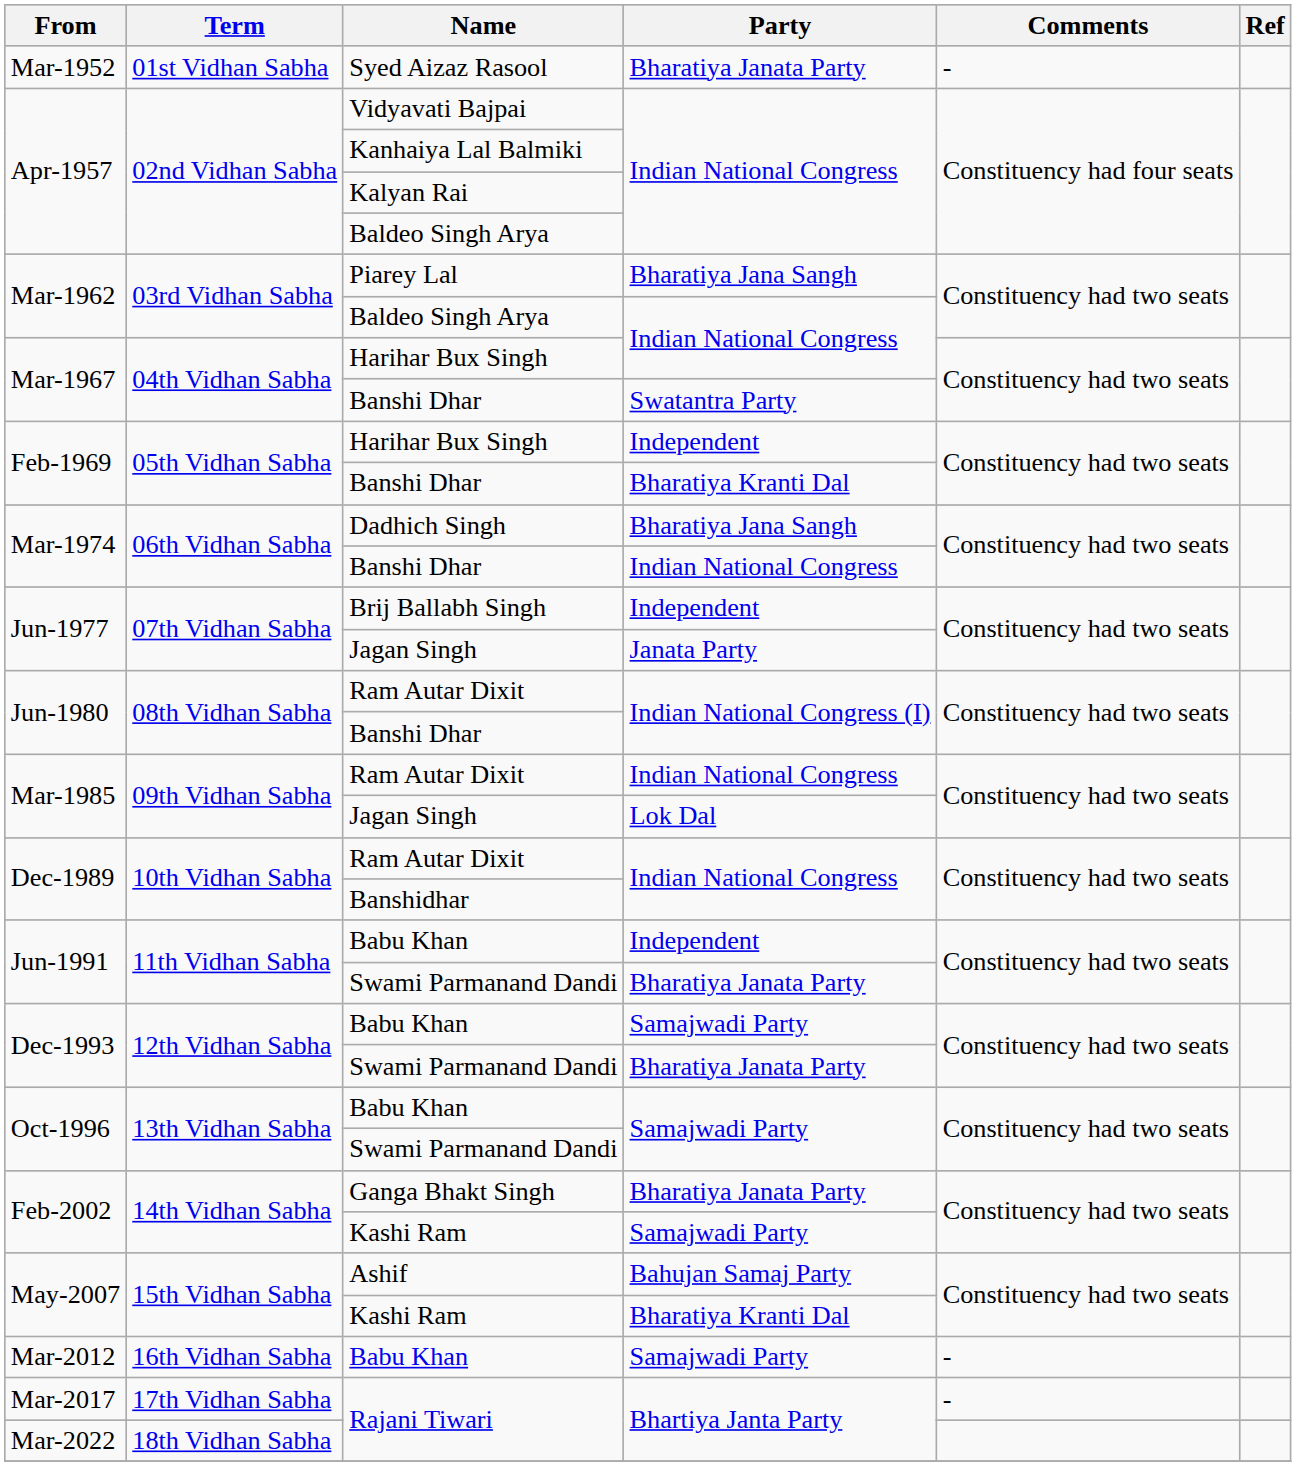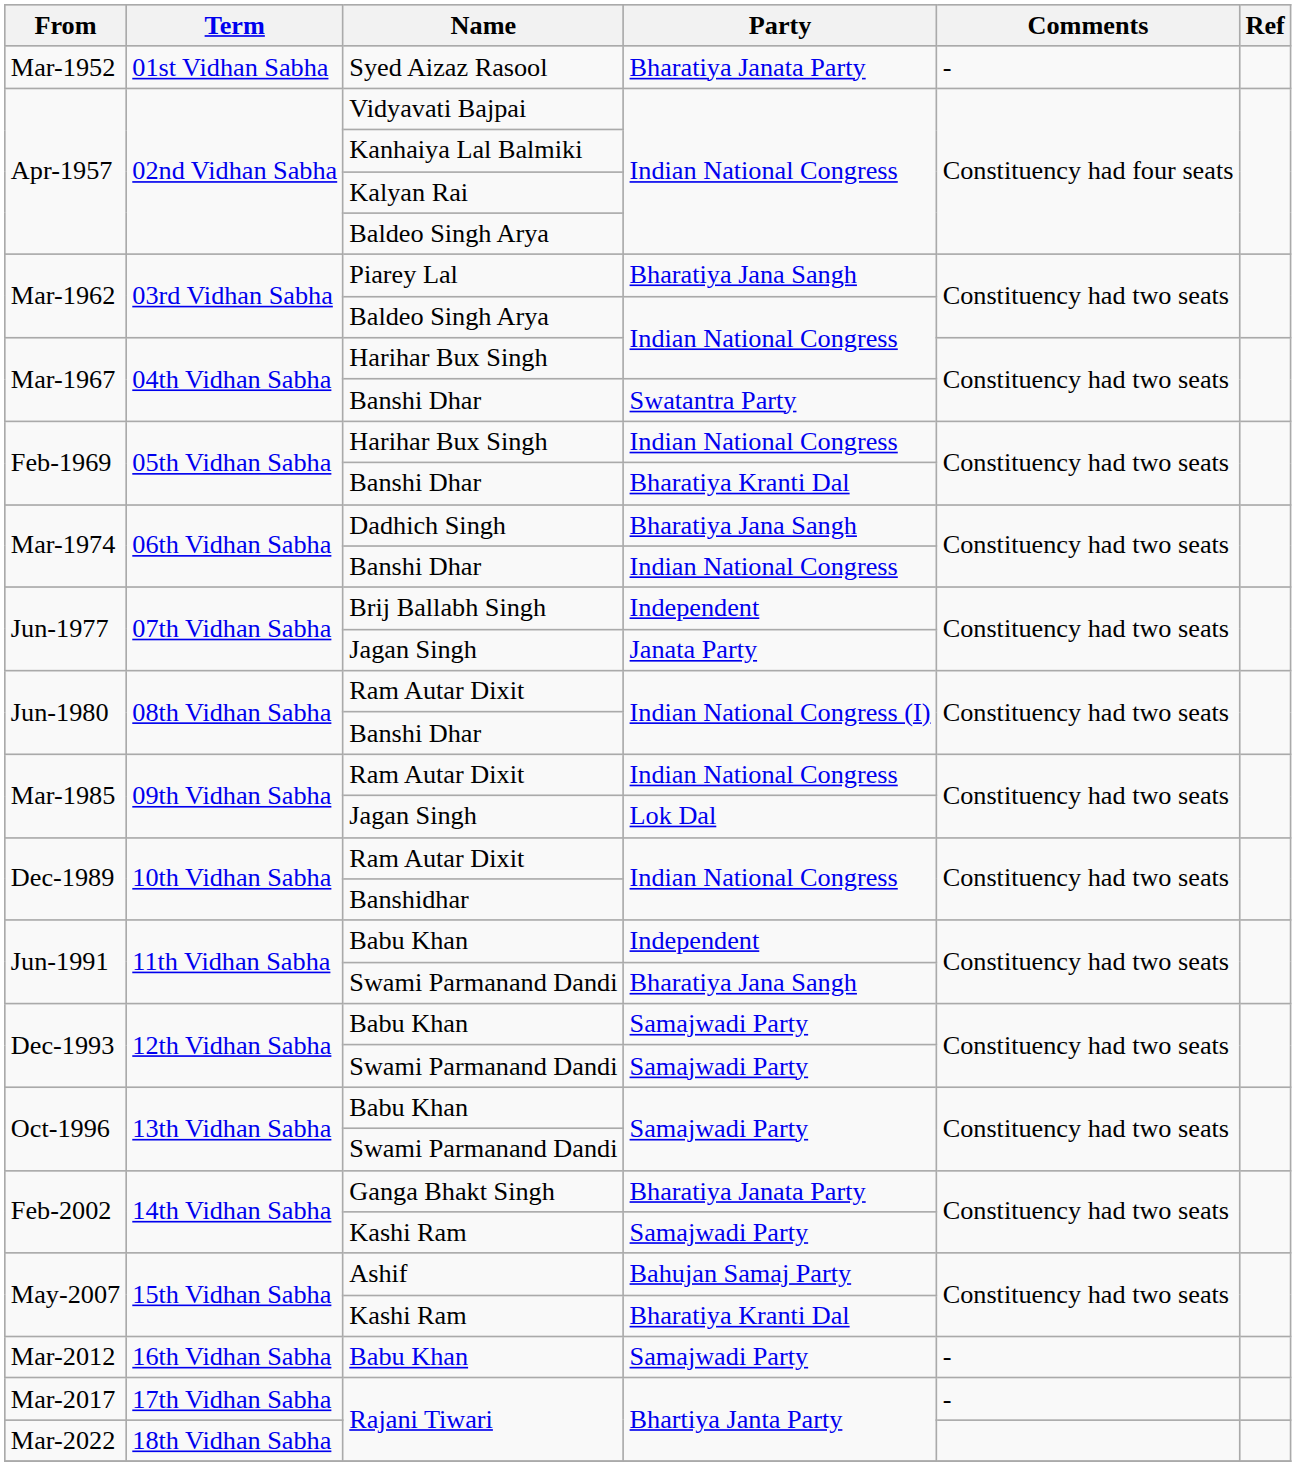(694, 441) Independent -> (764, 441) Indian National Congress
(748, 982) Bharatiya Janata Party -> (743, 982) Bharatiya Jana Sangh
(748, 1065) Bharatiya Janata Party -> (719, 1065) Samajwadi Party
